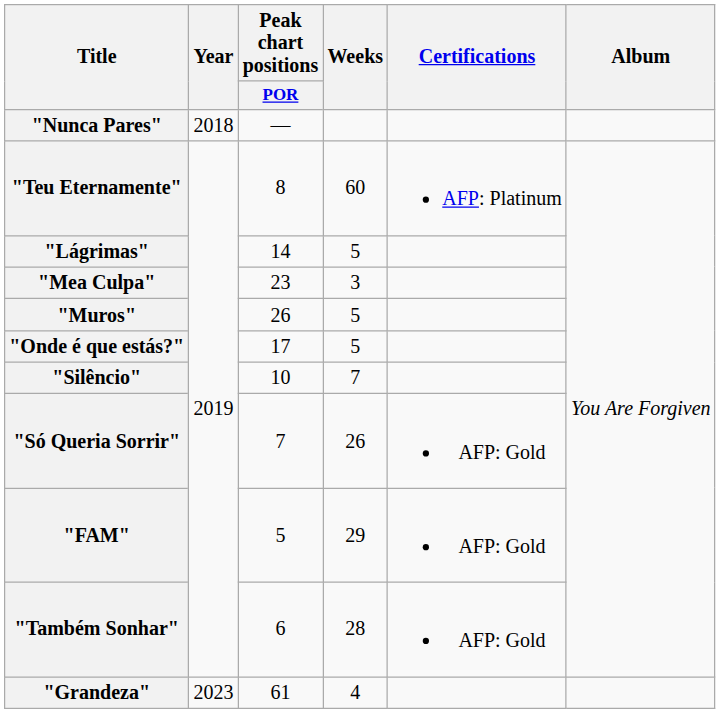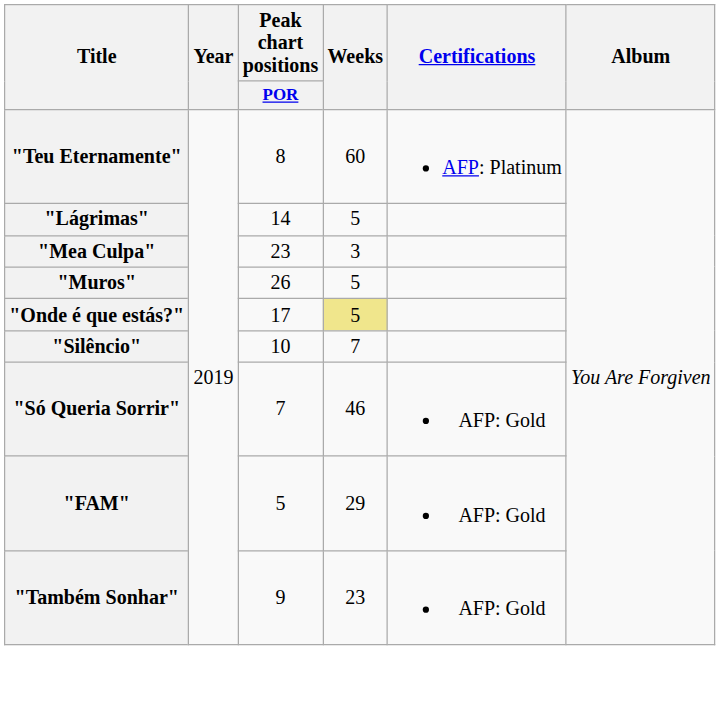- row: (97, 125)
(355, 346) no background -> (355, 314) khaki background
(355, 440) 26 -> (355, 409) 46
(280, 629) 6 -> (280, 597) 9
(355, 629) 28 -> (355, 597) 23
- row: (97, 692)
